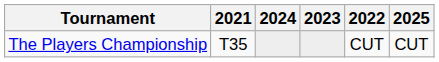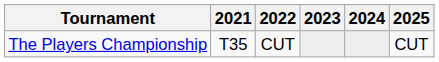columns swapped: (367, 18) <-> (278, 18)
